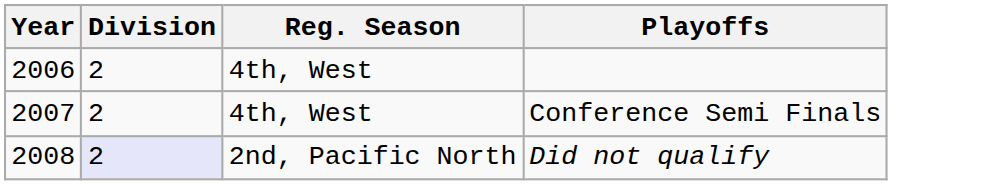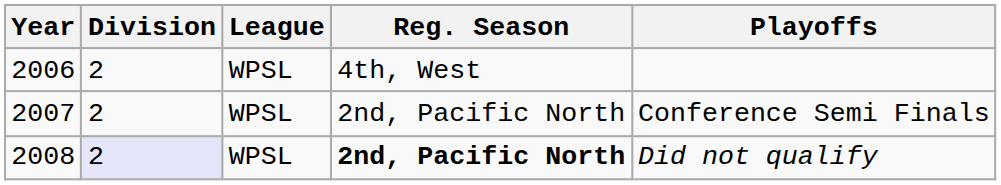+ column: (277, 27)
(301, 114) 4th, West -> (481, 114) 2nd, Pacific North
(373, 157) normal -> (481, 157) bold
